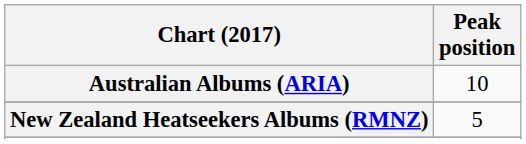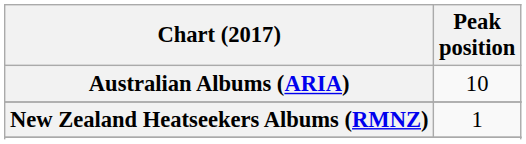(477, 119) 5 -> (477, 119) 1
